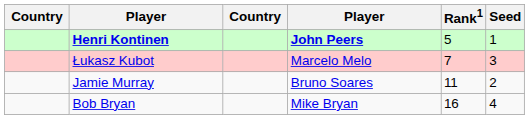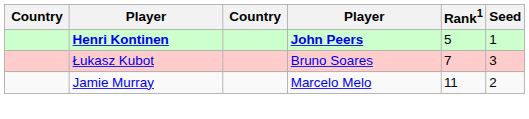(331, 61) Marcelo Melo -> (332, 61) Bruno Soares
(332, 82) Bruno Soares -> (331, 82) Marcelo Melo
- row: (104, 104)
